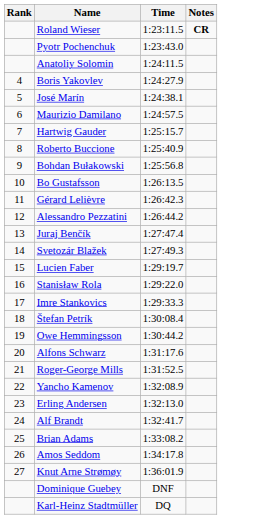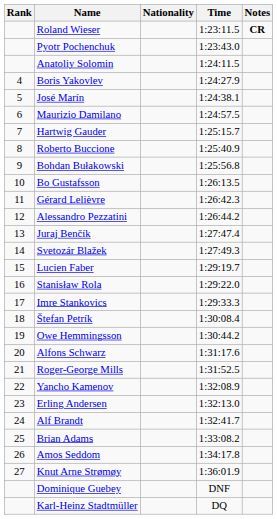+ column: (168, 13)
